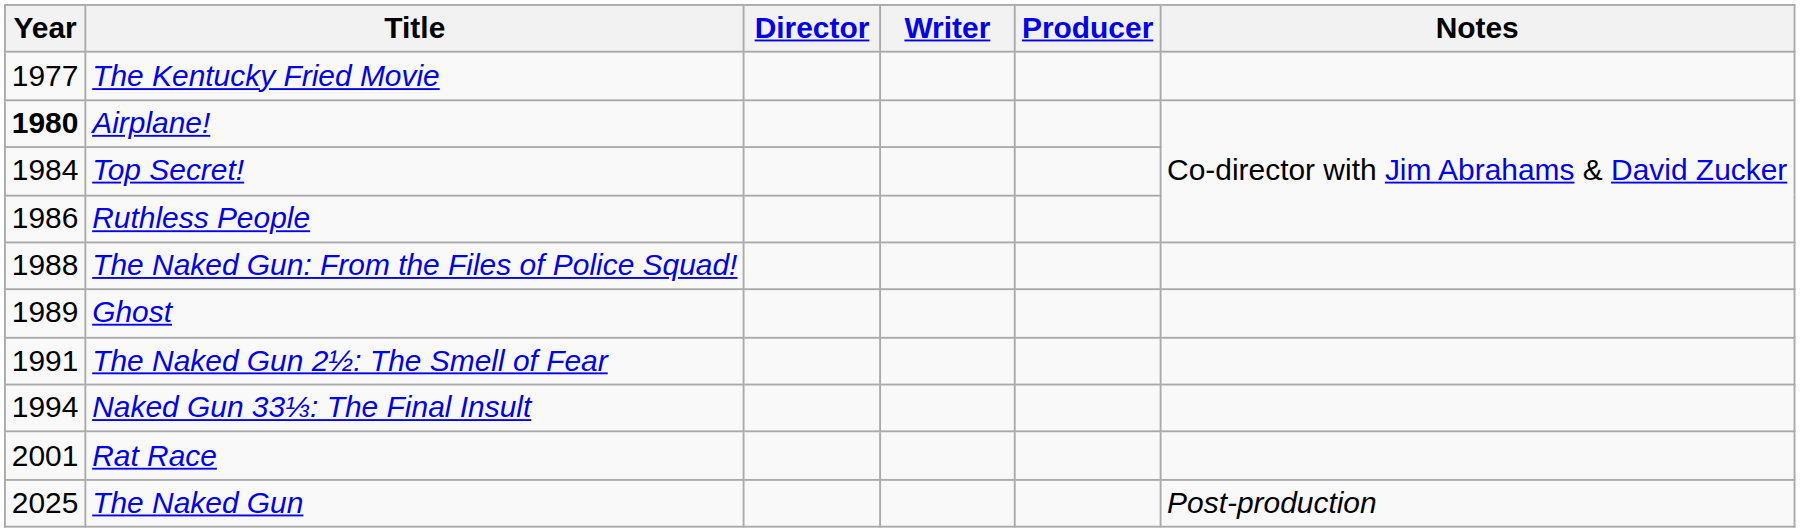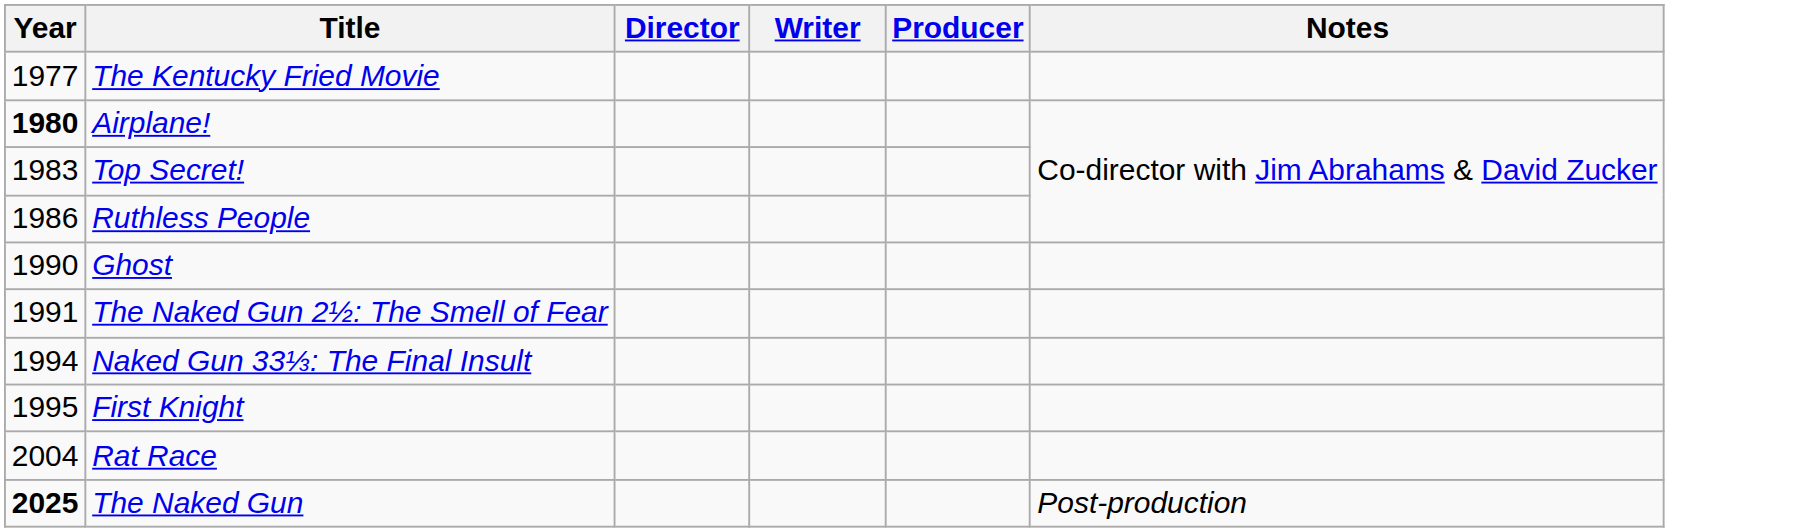(45, 170) 1984 -> (45, 170) 1983
- row: (415, 265)
(45, 312) 1989 -> (45, 265) 1990
+ row: (168, 407)
(45, 455) 2001 -> (45, 455) 2004
(45, 502) normal -> (45, 502) bold
